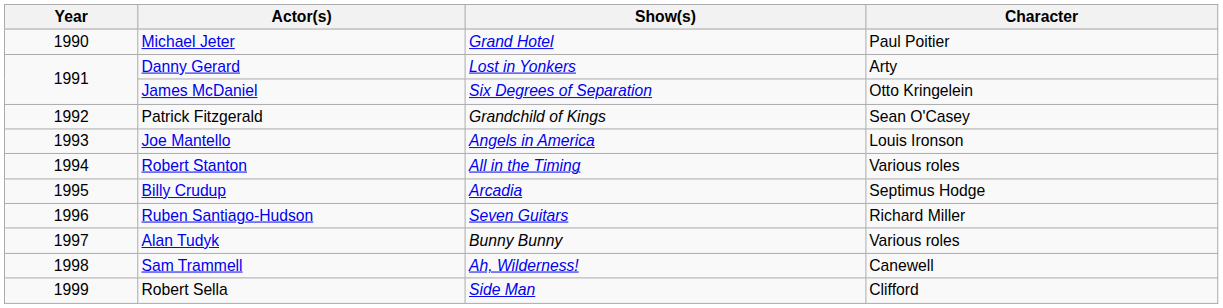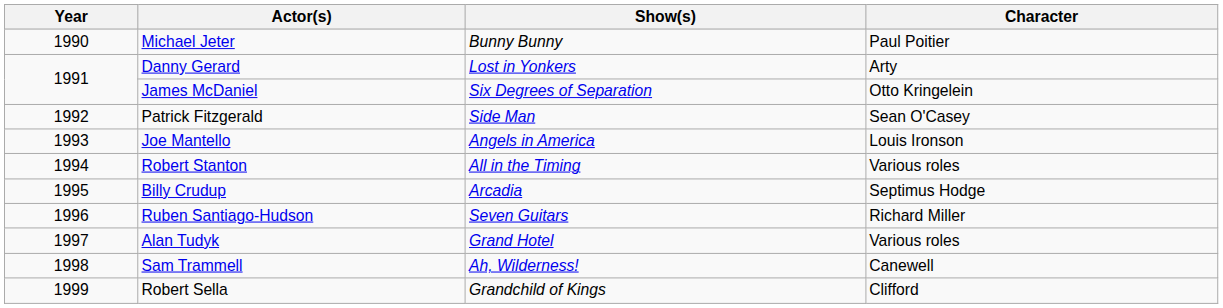(511, 41) Grand Hotel -> (516, 41) Bunny Bunny
(537, 116) Grandchild of Kings -> (502, 116) Side Man
(516, 240) Bunny Bunny -> (511, 240) Grand Hotel
(502, 290) Side Man -> (537, 290) Grandchild of Kings
